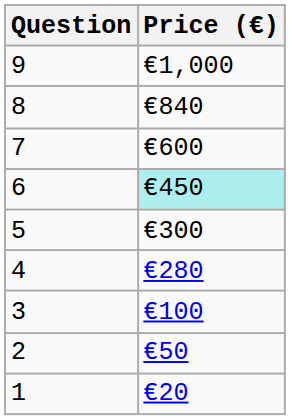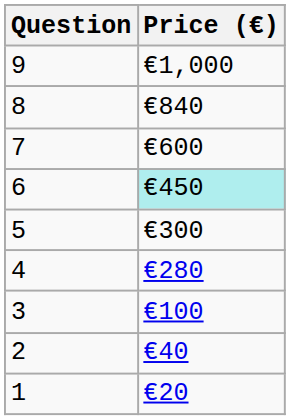(166, 353) €50 -> (166, 353) €40
